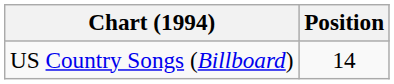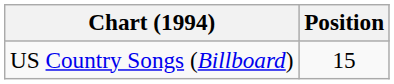(344, 59) 14 -> (344, 59) 15
